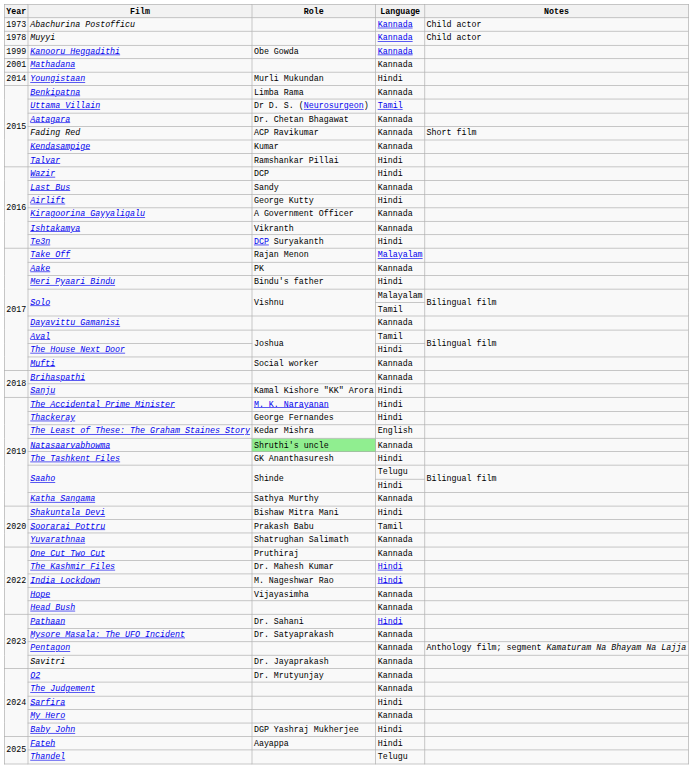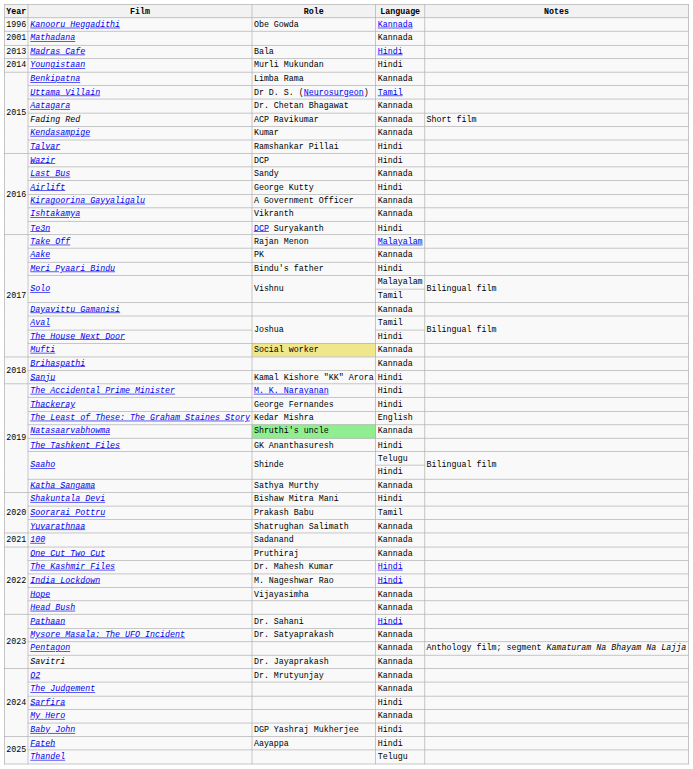- row: (83, 25)
- row: (43, 38)
(16, 52) 1999 -> (16, 25) 1996
+ row: (58, 52)
(286, 364) no background -> (286, 350) khaki background
+ row: (38, 540)
